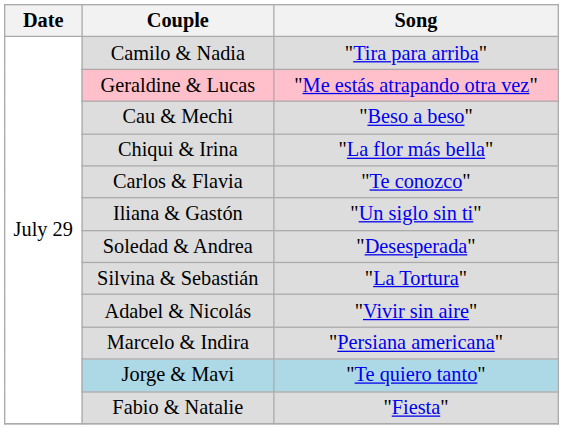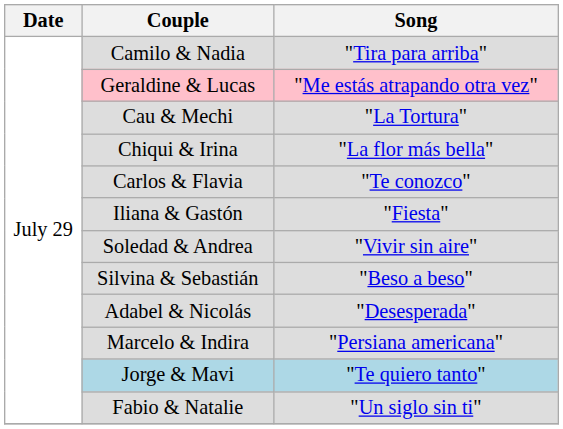(416, 117) "Beso a beso" -> (416, 117) "La Tortura"
(416, 213) "Un siglo sin ti" -> (416, 213) "Fiesta"
(416, 246) "Desesperada" -> (416, 246) "Vivir sin aire"
(416, 278) "La Tortura" -> (416, 278) "Beso a beso"
(416, 310) "Vivir sin aire" -> (416, 310) "Desesperada"
(416, 407) "Fiesta" -> (416, 407) "Un siglo sin ti"
